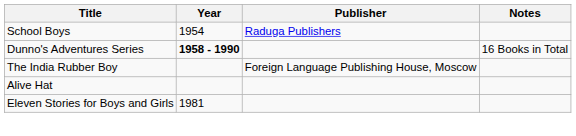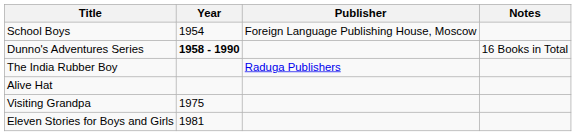(293, 31) Raduga Publishers -> (361, 31) Foreign Language Publishing House, Moscow
(361, 67) Foreign Language Publishing House, Moscow -> (293, 67) Raduga Publishers
+ row: (49, 103)
